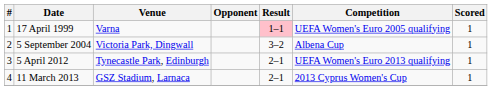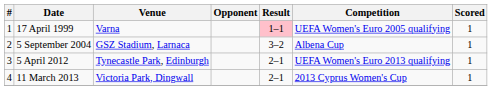(144, 45) Victoria Park, Dingwall -> (143, 45) GSZ Stadium, Larnaca
(143, 77) GSZ Stadium, Larnaca -> (144, 77) Victoria Park, Dingwall
